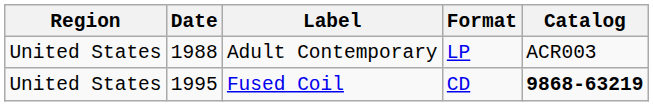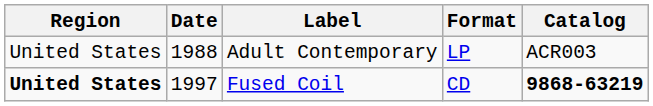(85, 84) normal -> (85, 84) bold
(194, 84) 1995 -> (194, 84) 1997
